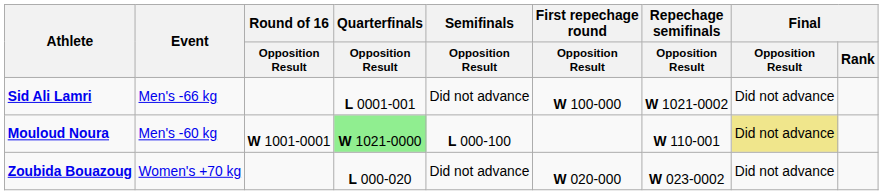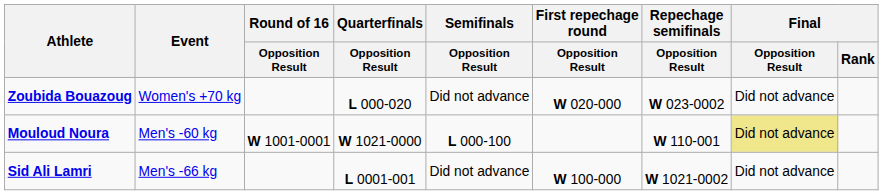rows swapped: (50, 97) <-> (70, 171)
(380, 142) lightgreen background -> (380, 142) no background
